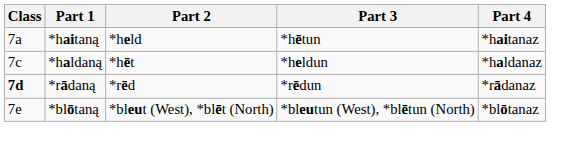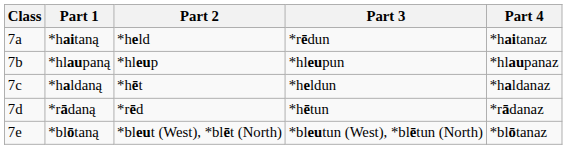(301, 39) *hētun -> (309, 39) *rēdun
+ row: (79, 62)
(16, 86) bold -> (15, 109) normal
(301, 86) *rēdun -> (309, 109) *hētun
